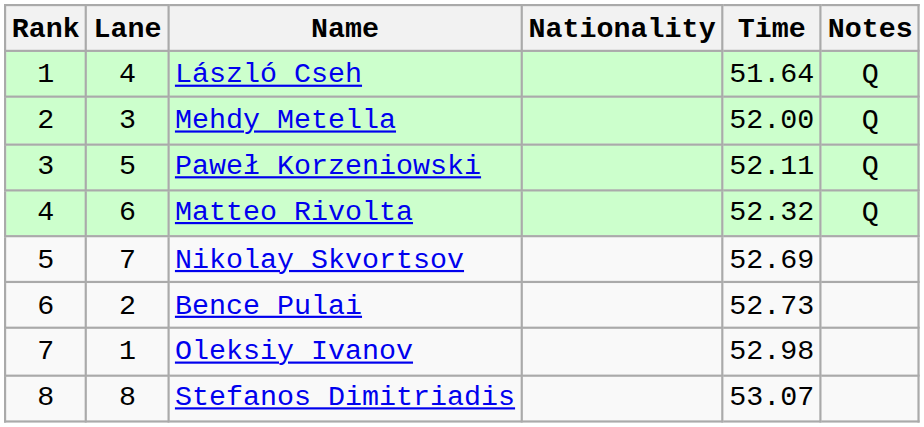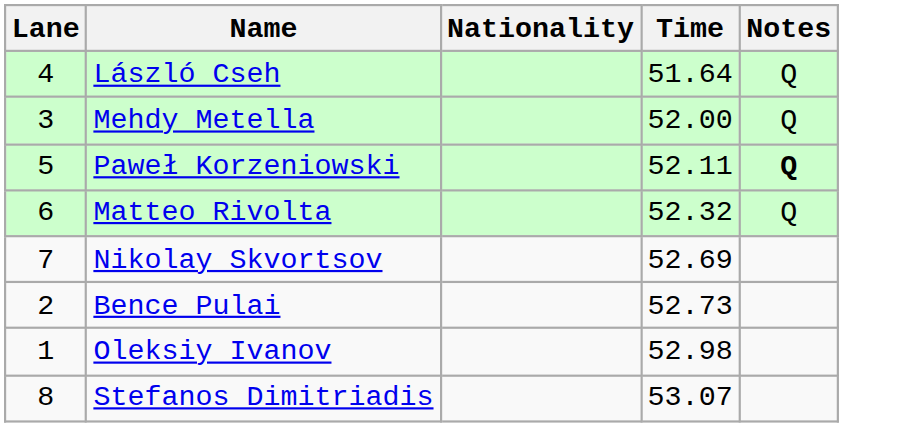- column: (46, 28)
(870, 167) normal -> (789, 167) bold
